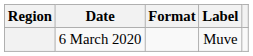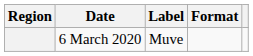columns swapped: (172, 16) <-> (220, 16)
